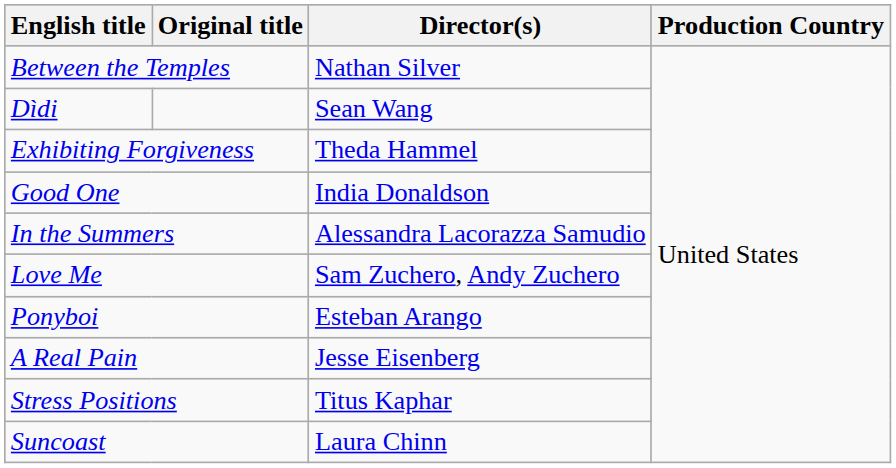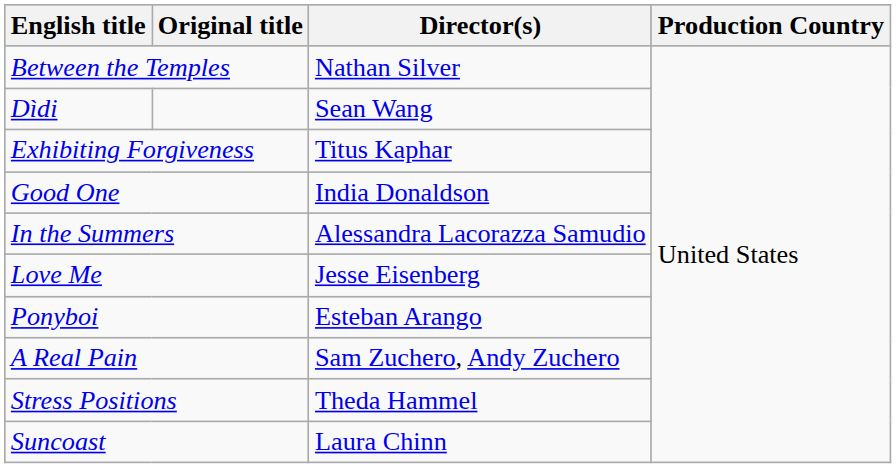(396, 150) Theda Hammel -> (383, 150) Titus Kaphar
(467, 274) Sam Zuchero, Andy Zuchero -> (397, 274) Jesse Eisenberg
(397, 358) Jesse Eisenberg -> (467, 358) Sam Zuchero, Andy Zuchero
(383, 399) Titus Kaphar -> (396, 399) Theda Hammel
